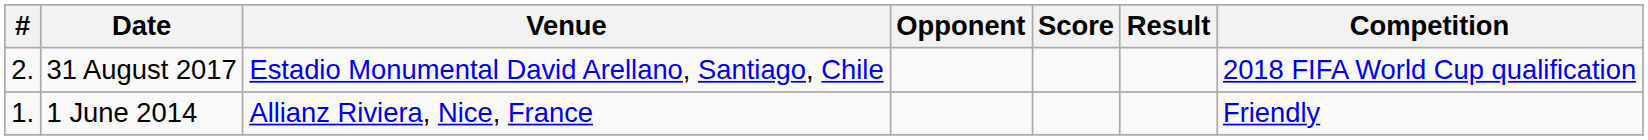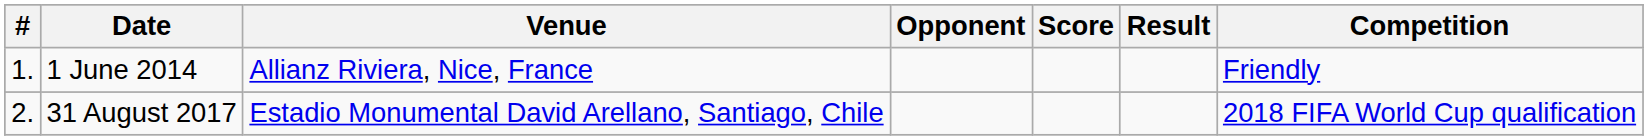rows swapped: (122, 112) <-> (142, 69)
